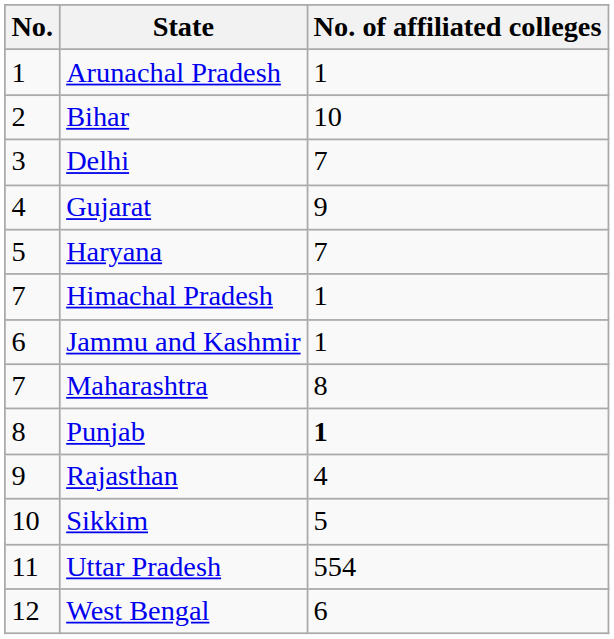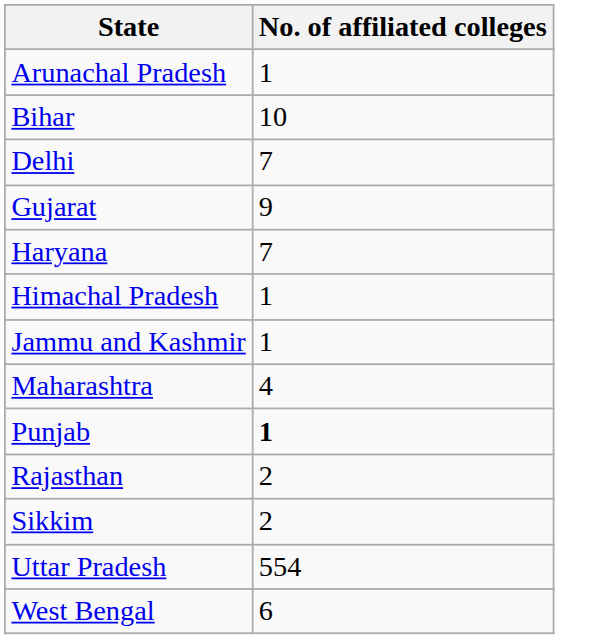- column: (32, 26)
(321, 386) 8 -> (266, 386) 4
(321, 476) 4 -> (266, 476) 2
(321, 521) 5 -> (266, 521) 2
